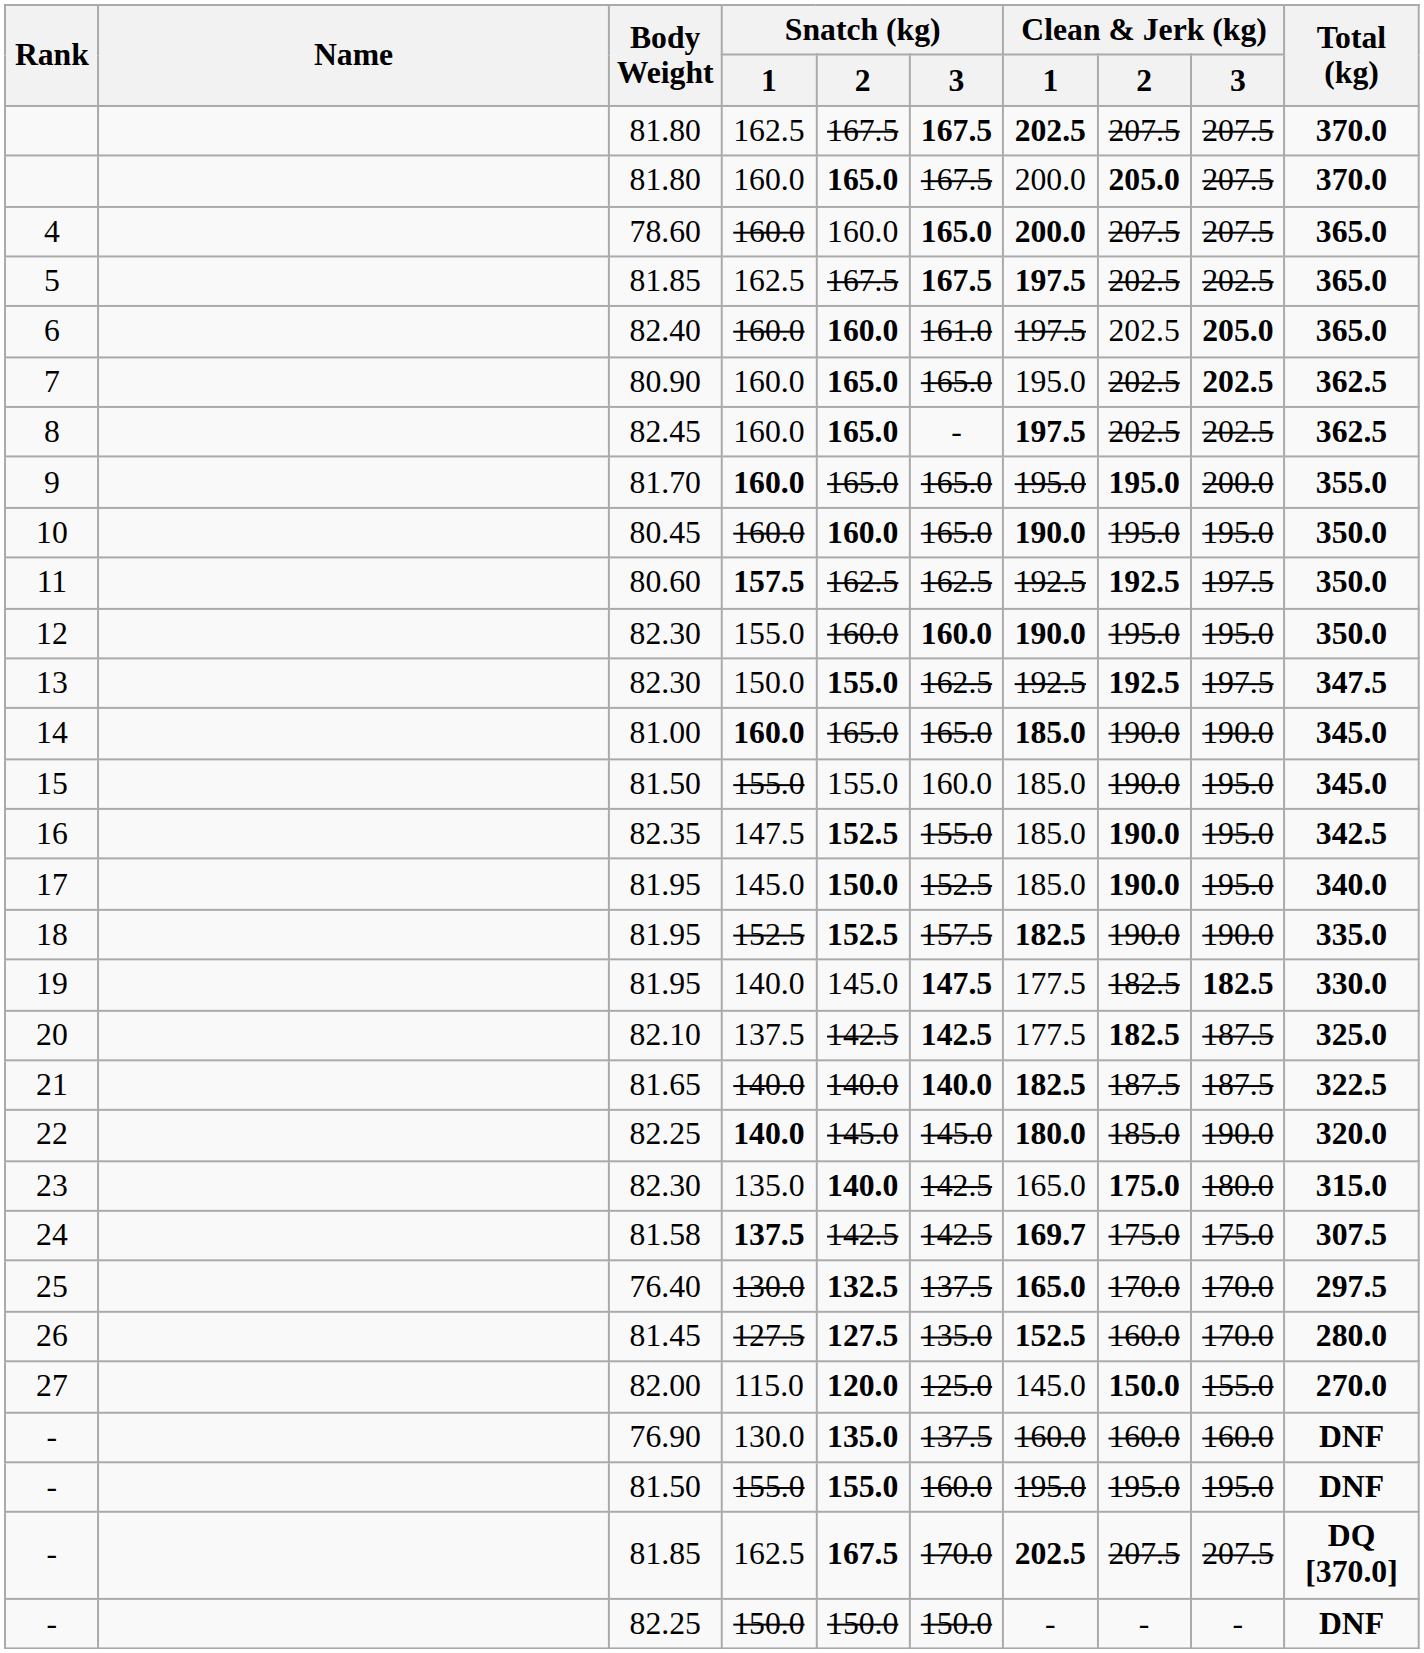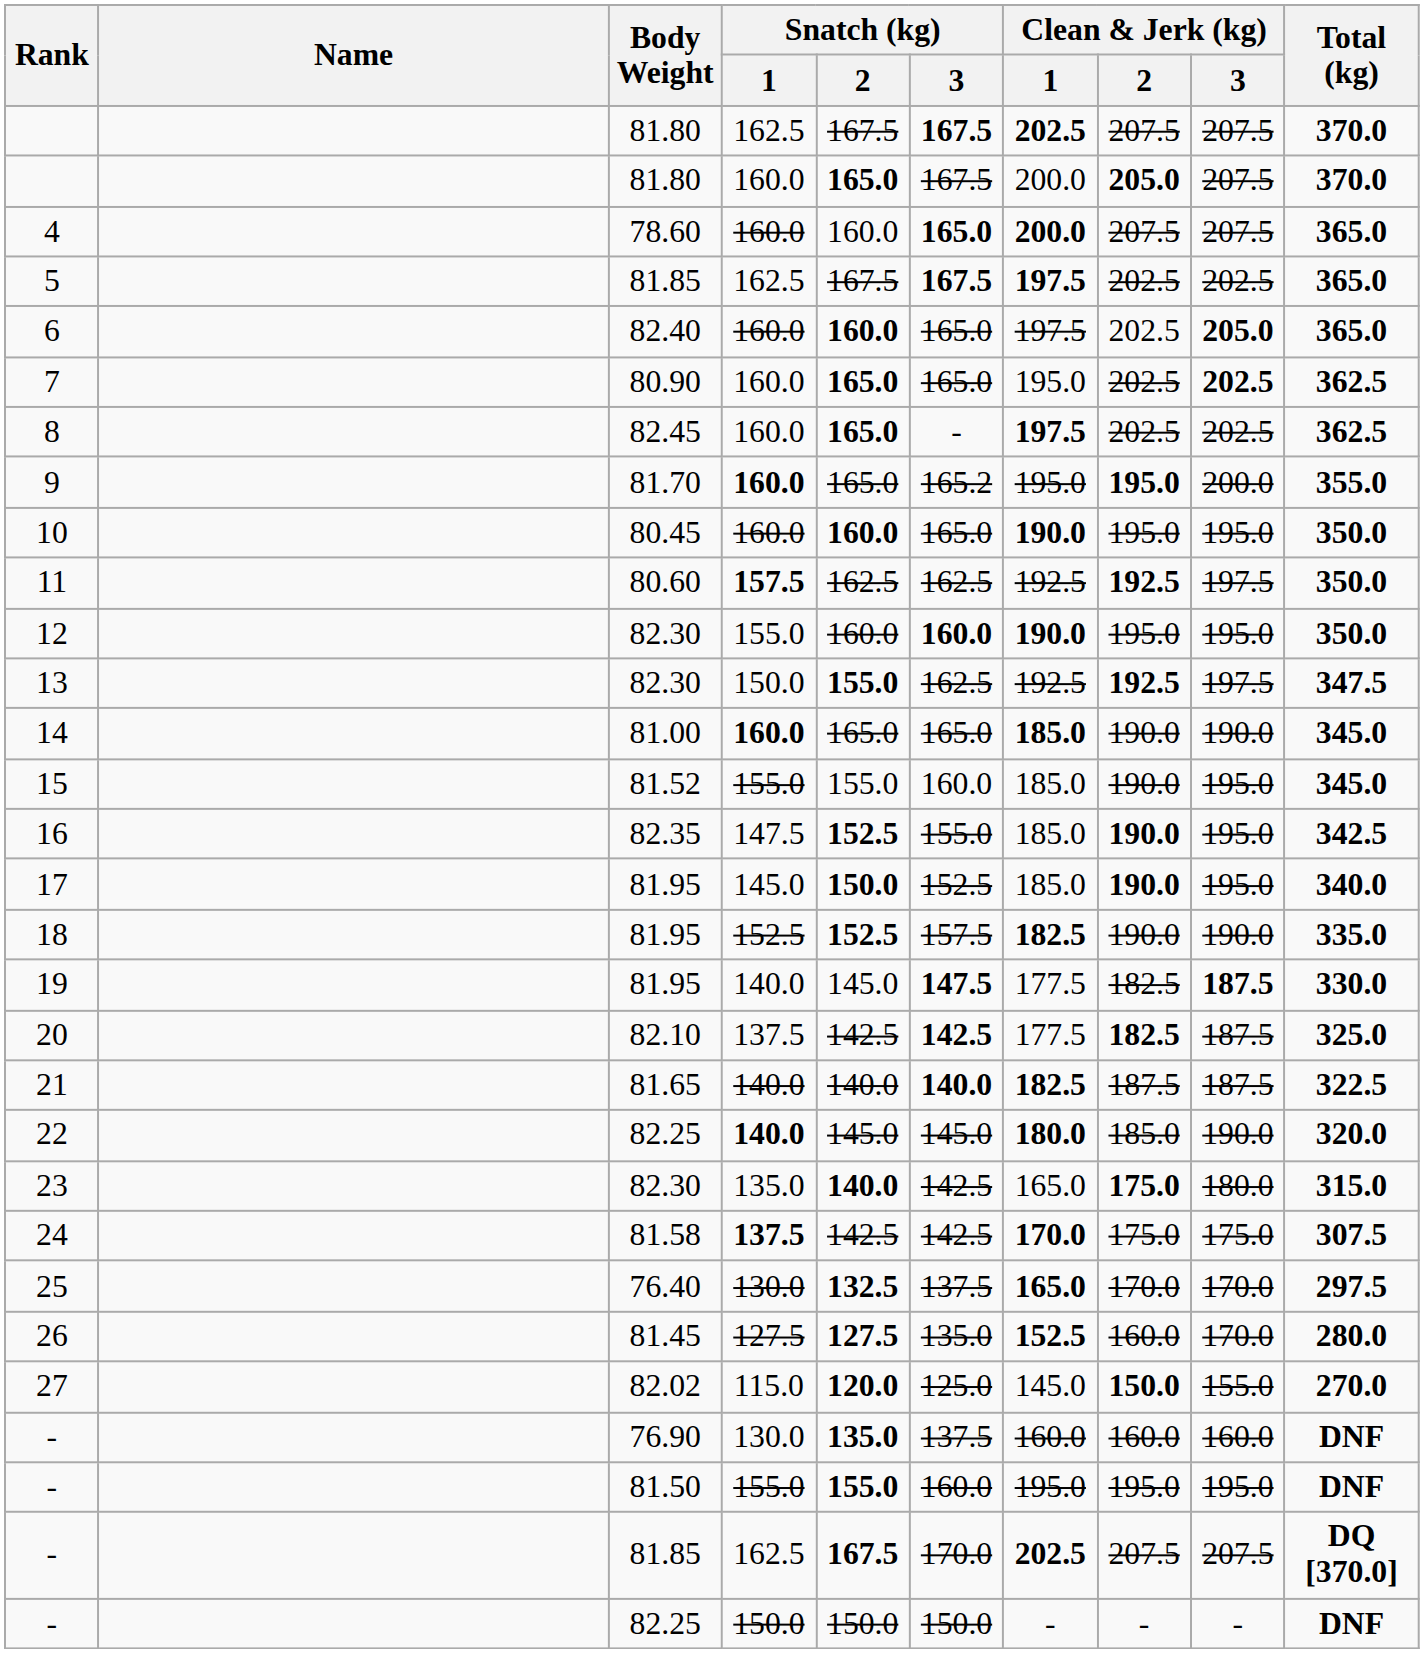(957, 331) 161.0 -> (957, 331) 165.0
(957, 481) 165.0 -> (957, 481) 165.2
(665, 783) 81.50 -> (665, 783) 81.52
(1238, 984) 182.5 -> (1238, 984) 187.5
(1050, 1235) 169.7 -> (1050, 1235) 170.0
(665, 1386) 82.00 -> (665, 1386) 82.02
